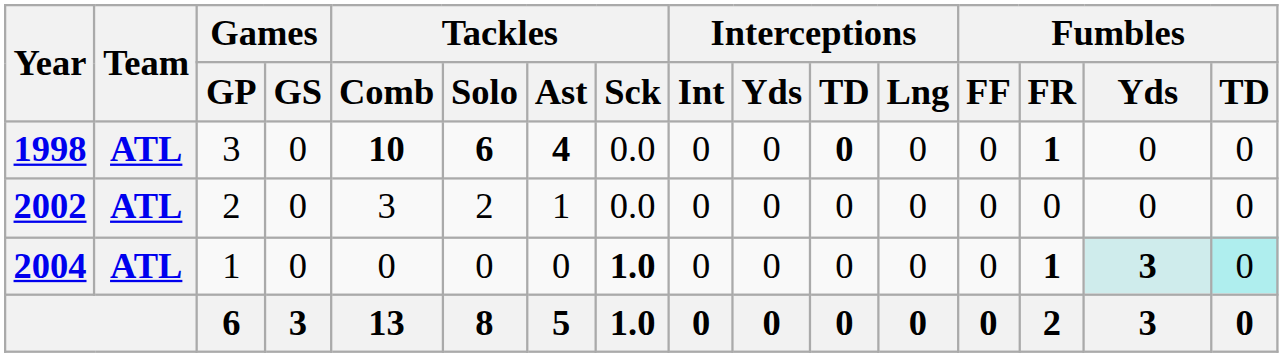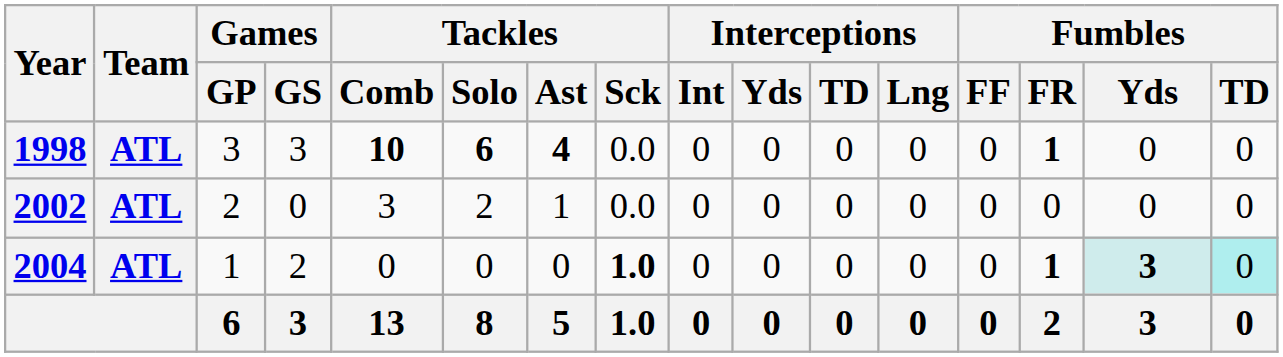(298, 149) 0 -> (298, 149) 3
(844, 149) bold -> (844, 149) normal
(298, 264) 0 -> (298, 264) 2
